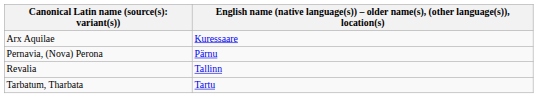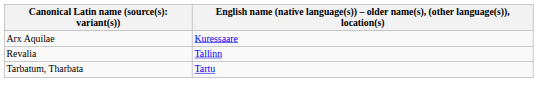- row: (55, 54)
